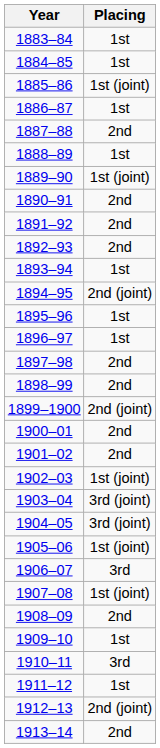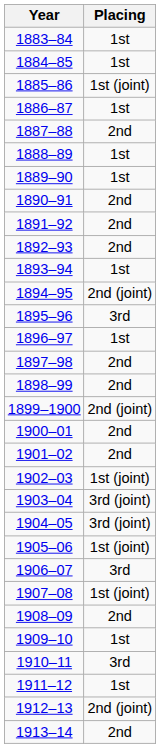(120, 177) 1st (joint) -> (120, 177) 1st
(120, 316) 1st -> (120, 316) 3rd
